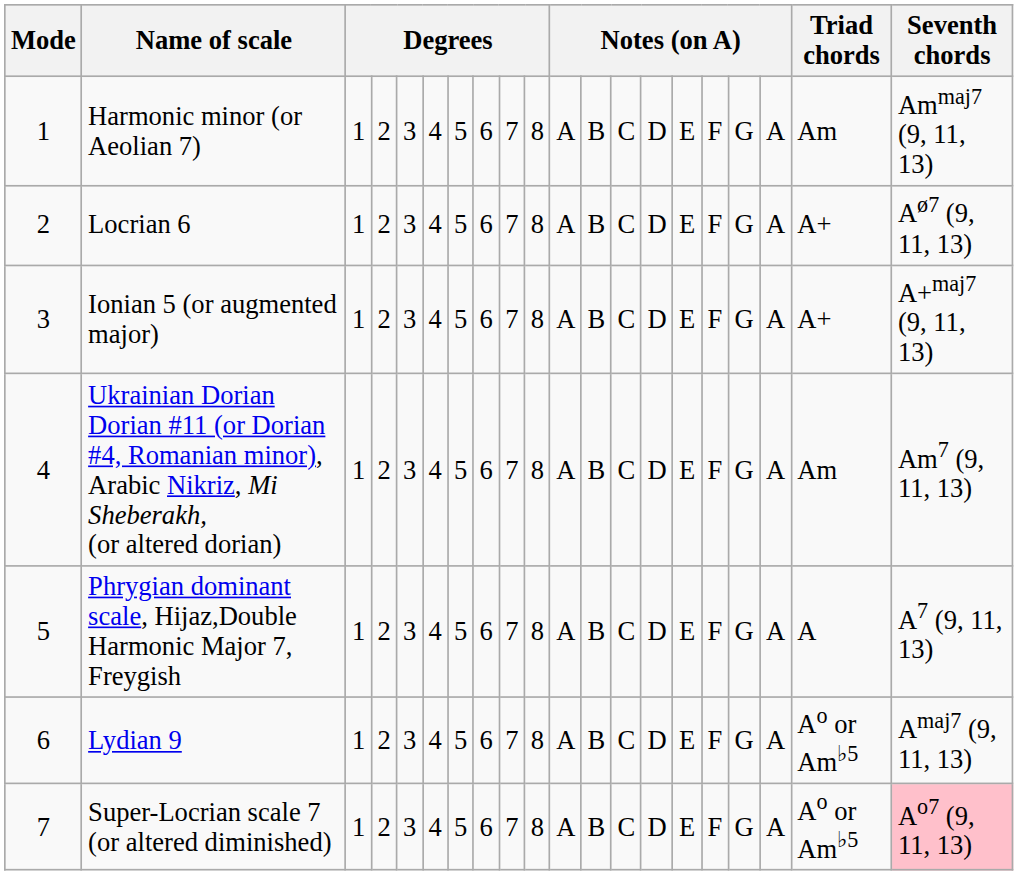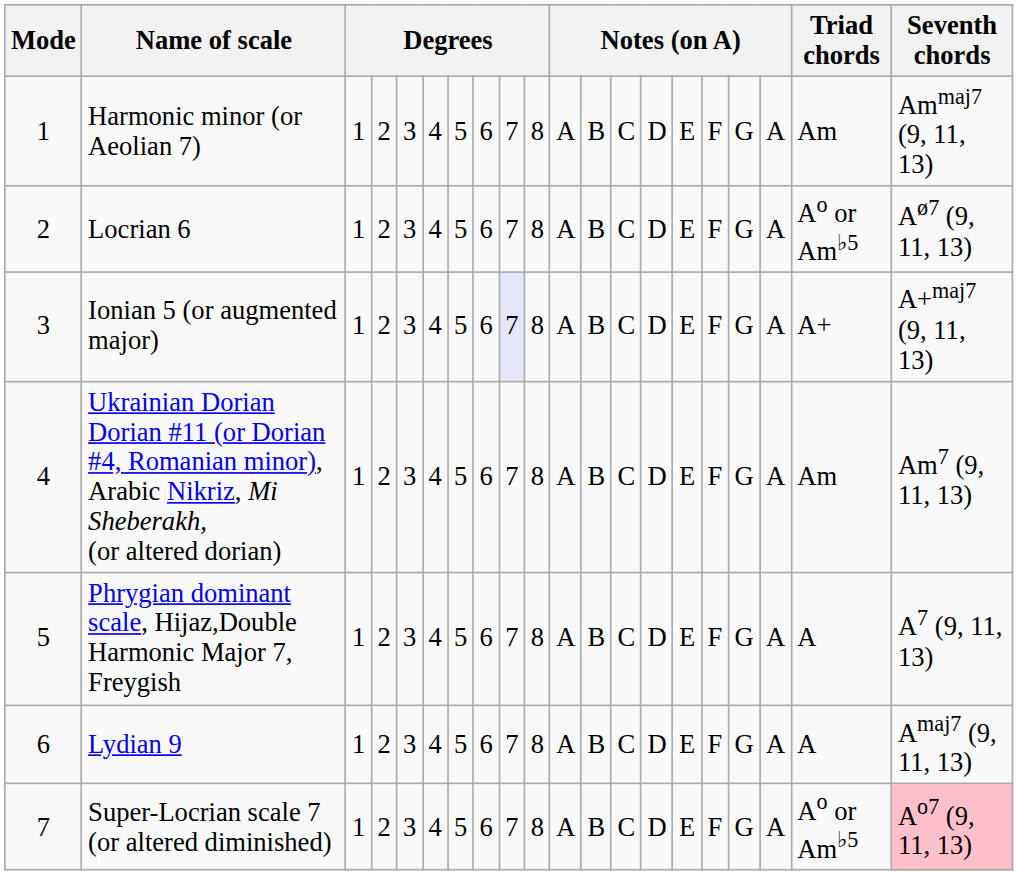(814, 225) A+ -> (828, 228) Aο or Am♭5
(512, 319) no background -> (512, 326) lavender background
(828, 740) Aο or Am♭5 -> (807, 743) A
